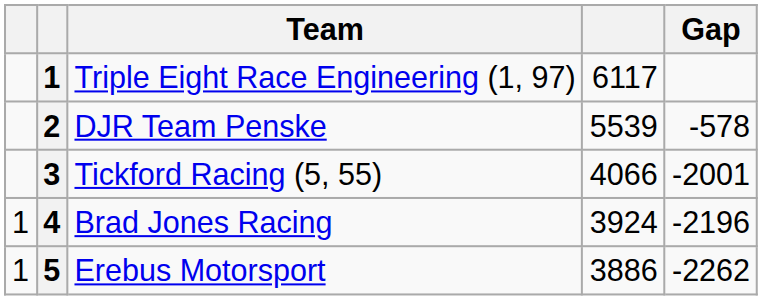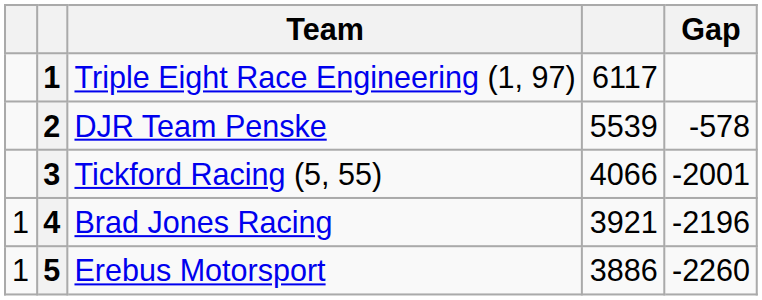(624, 223) 3924 -> (624, 223) 3921
(711, 271) -2262 -> (711, 271) -2260
